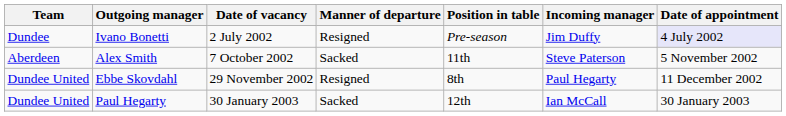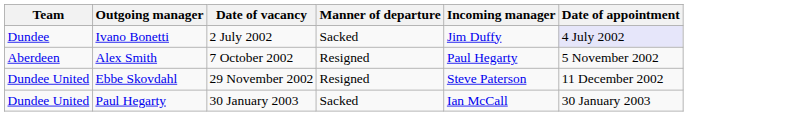- column: (493, 15)
(345, 36) Resigned -> (339, 36) Sacked
(339, 57) Sacked -> (345, 57) Resigned
(585, 57) Steve Paterson -> (482, 57) Paul Hegarty
(581, 79) Paul Hegarty -> (487, 79) Steve Paterson
